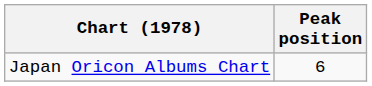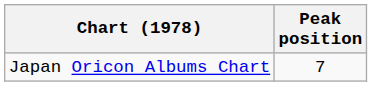(320, 67) 6 -> (320, 67) 7
